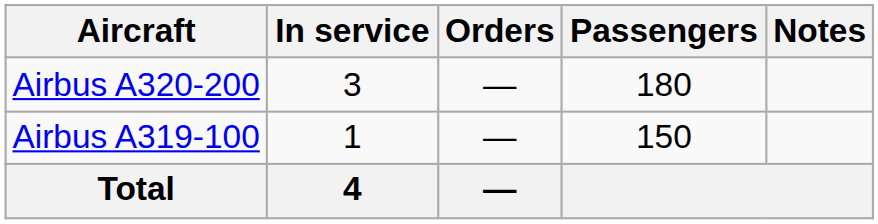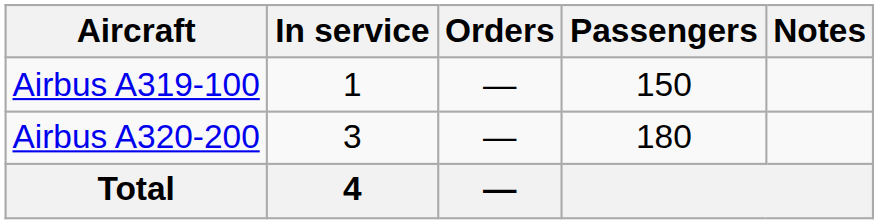rows swapped: (136, 137) <-> (136, 84)
